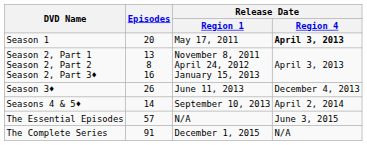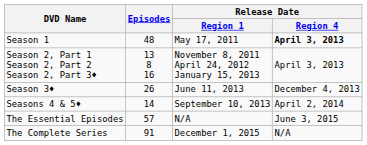(149, 40) 20 -> (149, 40) 48
